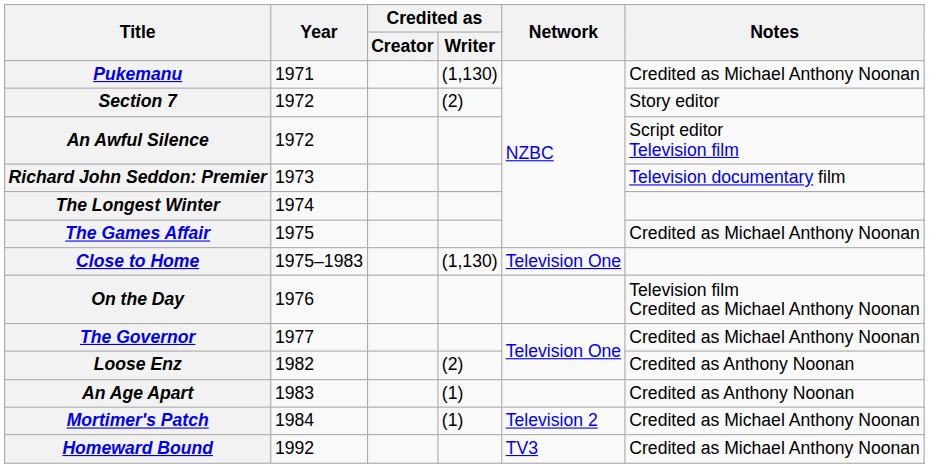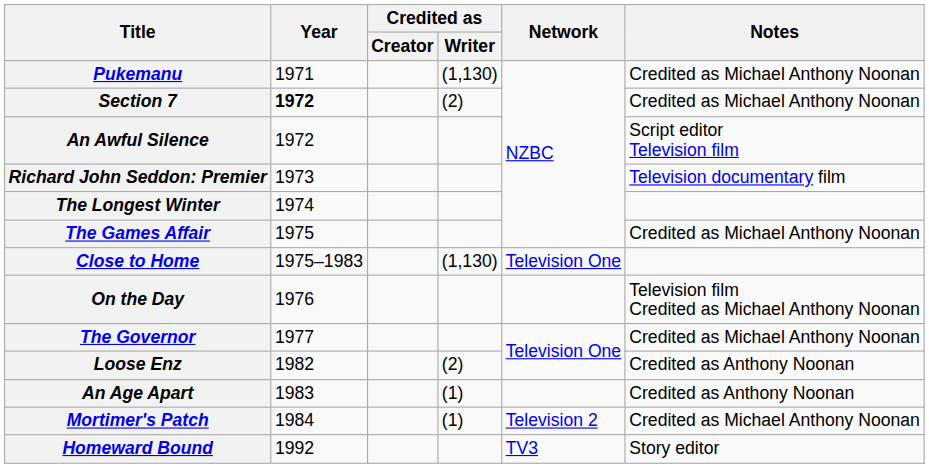(294, 102) normal -> (294, 102) bold
(674, 102) Story editor -> (775, 102) Credited as Michael Anthony Noonan
(775, 448) Credited as Michael Anthony Noonan -> (674, 448) Story editor
